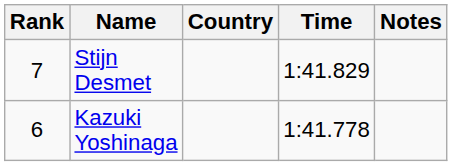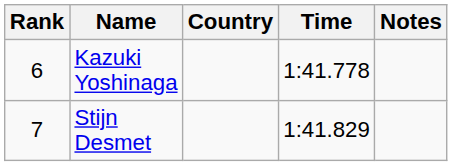rows swapped: (126, 130) <-> (113, 69)
